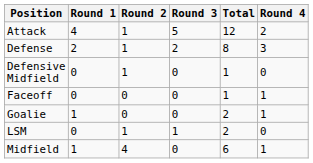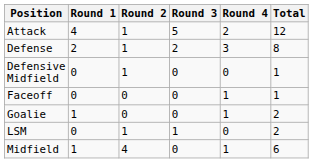columns swapped: (283, 13) <-> (239, 13)
